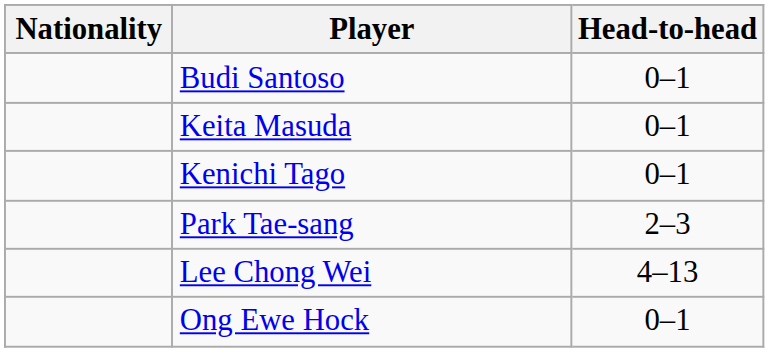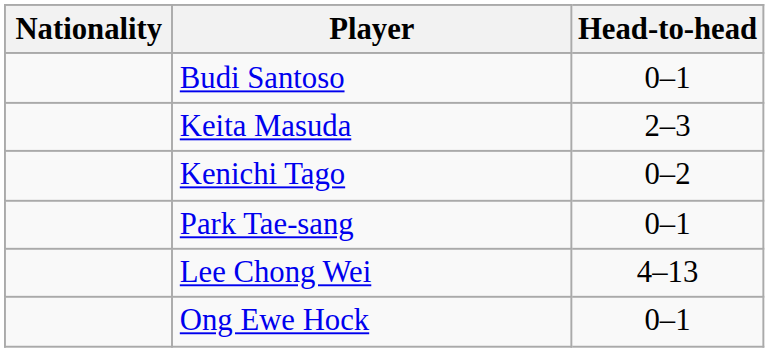(668, 126) 0–1 -> (668, 126) 2–3
(668, 175) 0–1 -> (668, 175) 0–2
(668, 223) 2–3 -> (668, 223) 0–1
